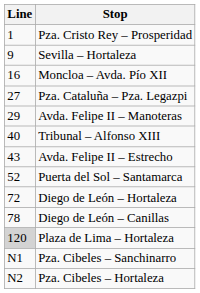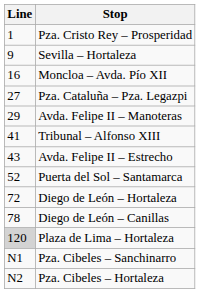(14, 136) 40 -> (14, 136) 41
